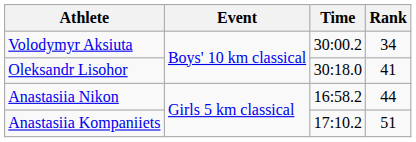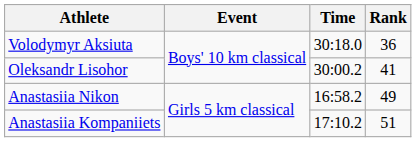(338, 44) 30:00.2 -> (338, 44) 30:18.0
(388, 44) 34 -> (388, 44) 36
(338, 70) 30:18.0 -> (338, 70) 30:00.2
(388, 97) 44 -> (388, 97) 49
